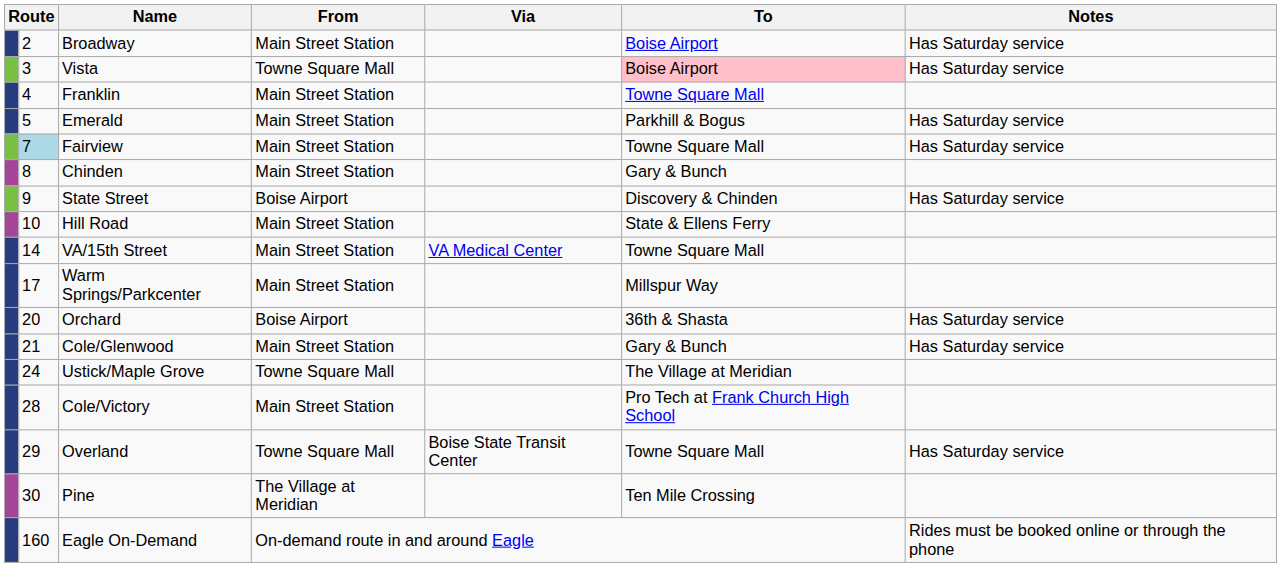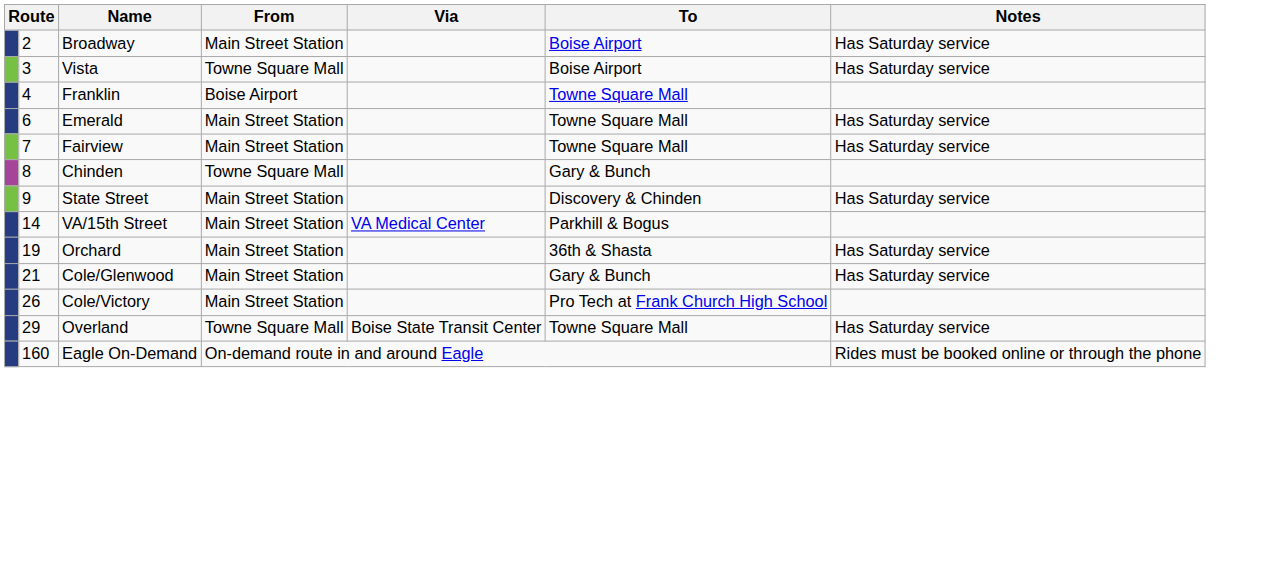(671, 69) pink background -> (595, 69) no background
(325, 95) Main Street Station -> (251, 95) Boise Airport
(27, 120) 5 -> (27, 120) 6
(685, 120) Parkhill & Bogus -> (618, 120) Towne Square Mall
(27, 146) lightblue background -> (27, 146) no background
(325, 172) Main Street Station -> (274, 172) Towne Square Mall
(302, 198) Boise Airport -> (274, 198) Main Street Station
- row: (95, 224)
(695, 250) Towne Square Mall -> (609, 224) Parkhill & Bogus
- row: (131, 285)
(31, 320) 20 -> (31, 250) 19
(302, 320) Boise Airport -> (274, 250) Main Street Station
- row: (133, 372)
(31, 407) 28 -> (31, 302) 26
- row: (78, 495)
